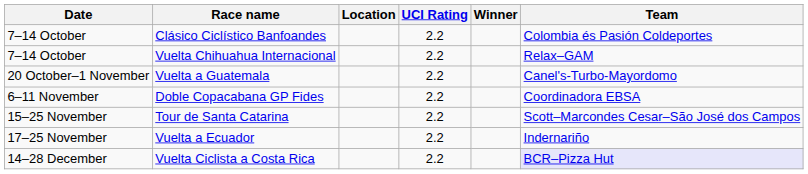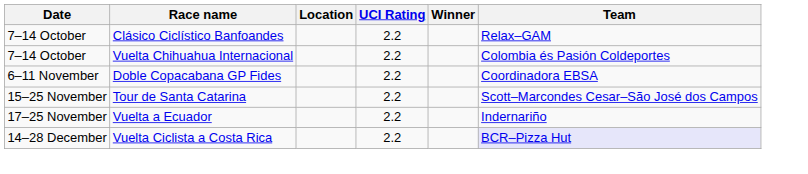(618, 35) Colombia és Pasión Coldeportes -> (516, 35) Relax–GAM
(559, 55) Relax–GAM -> (575, 55) Colombia és Pasión Coldeportes
- row: (212, 76)
